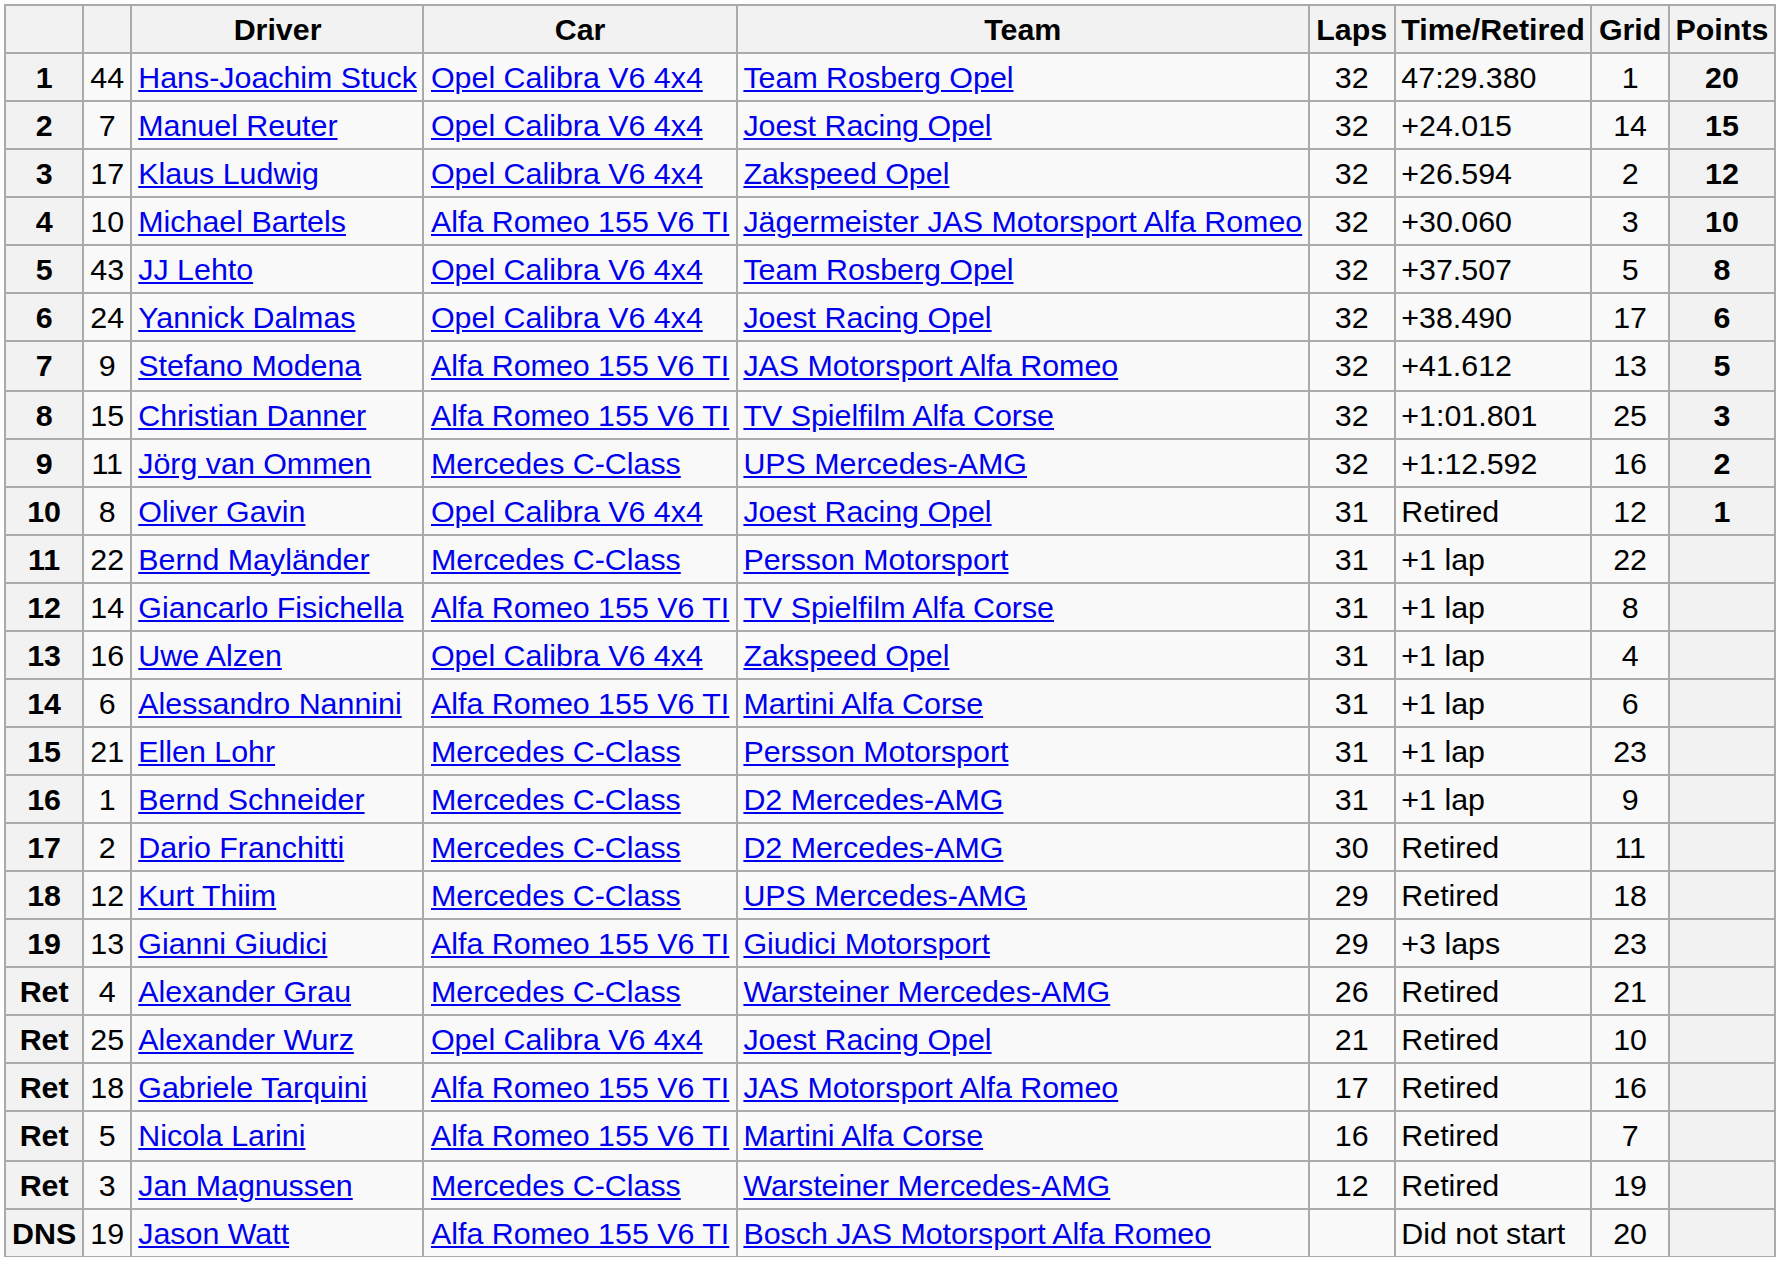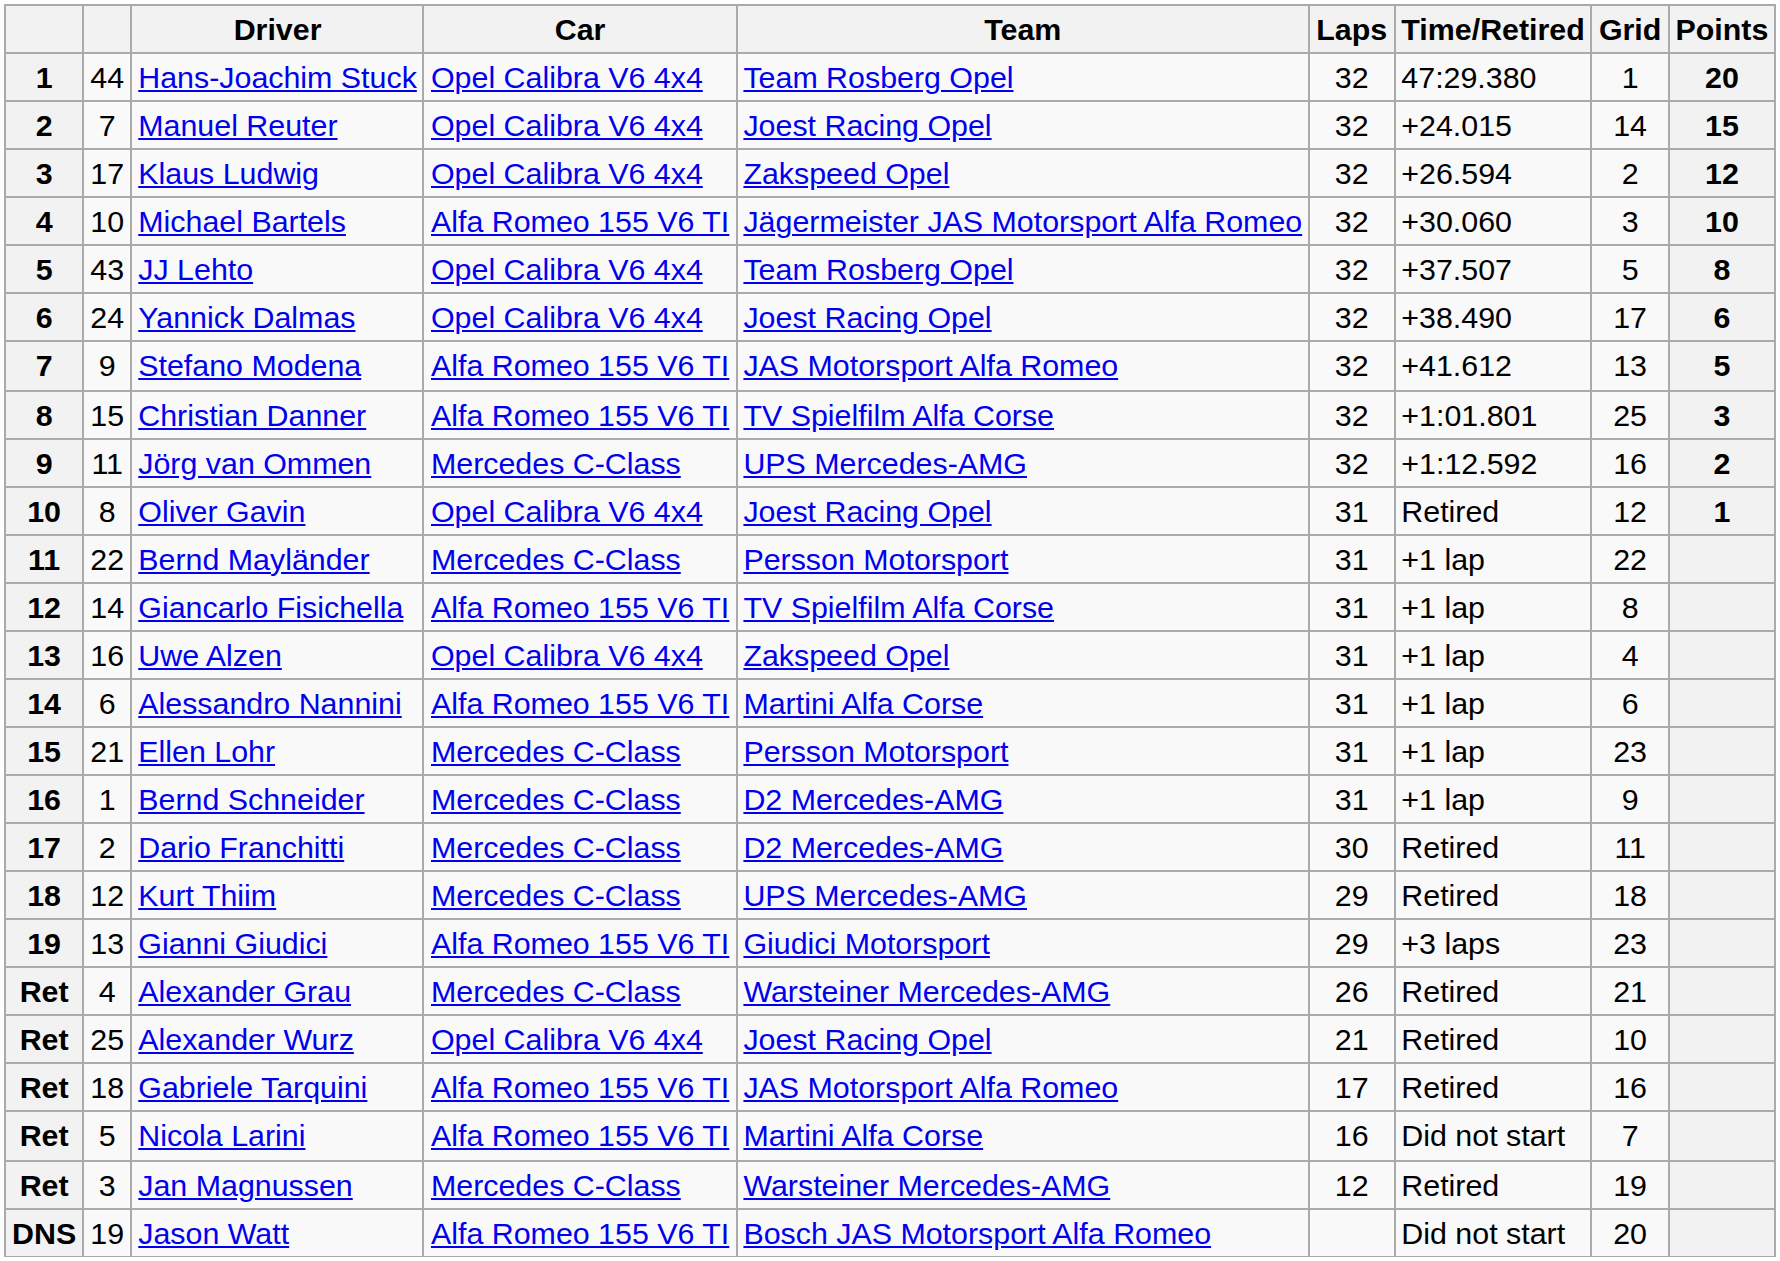(1450, 1136) Retired -> (1483, 1136) Did not start
